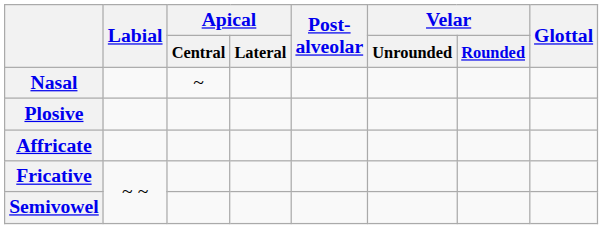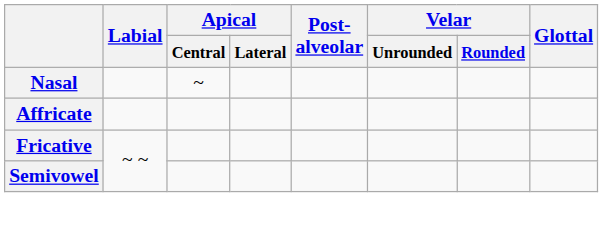- row: (54, 113)
